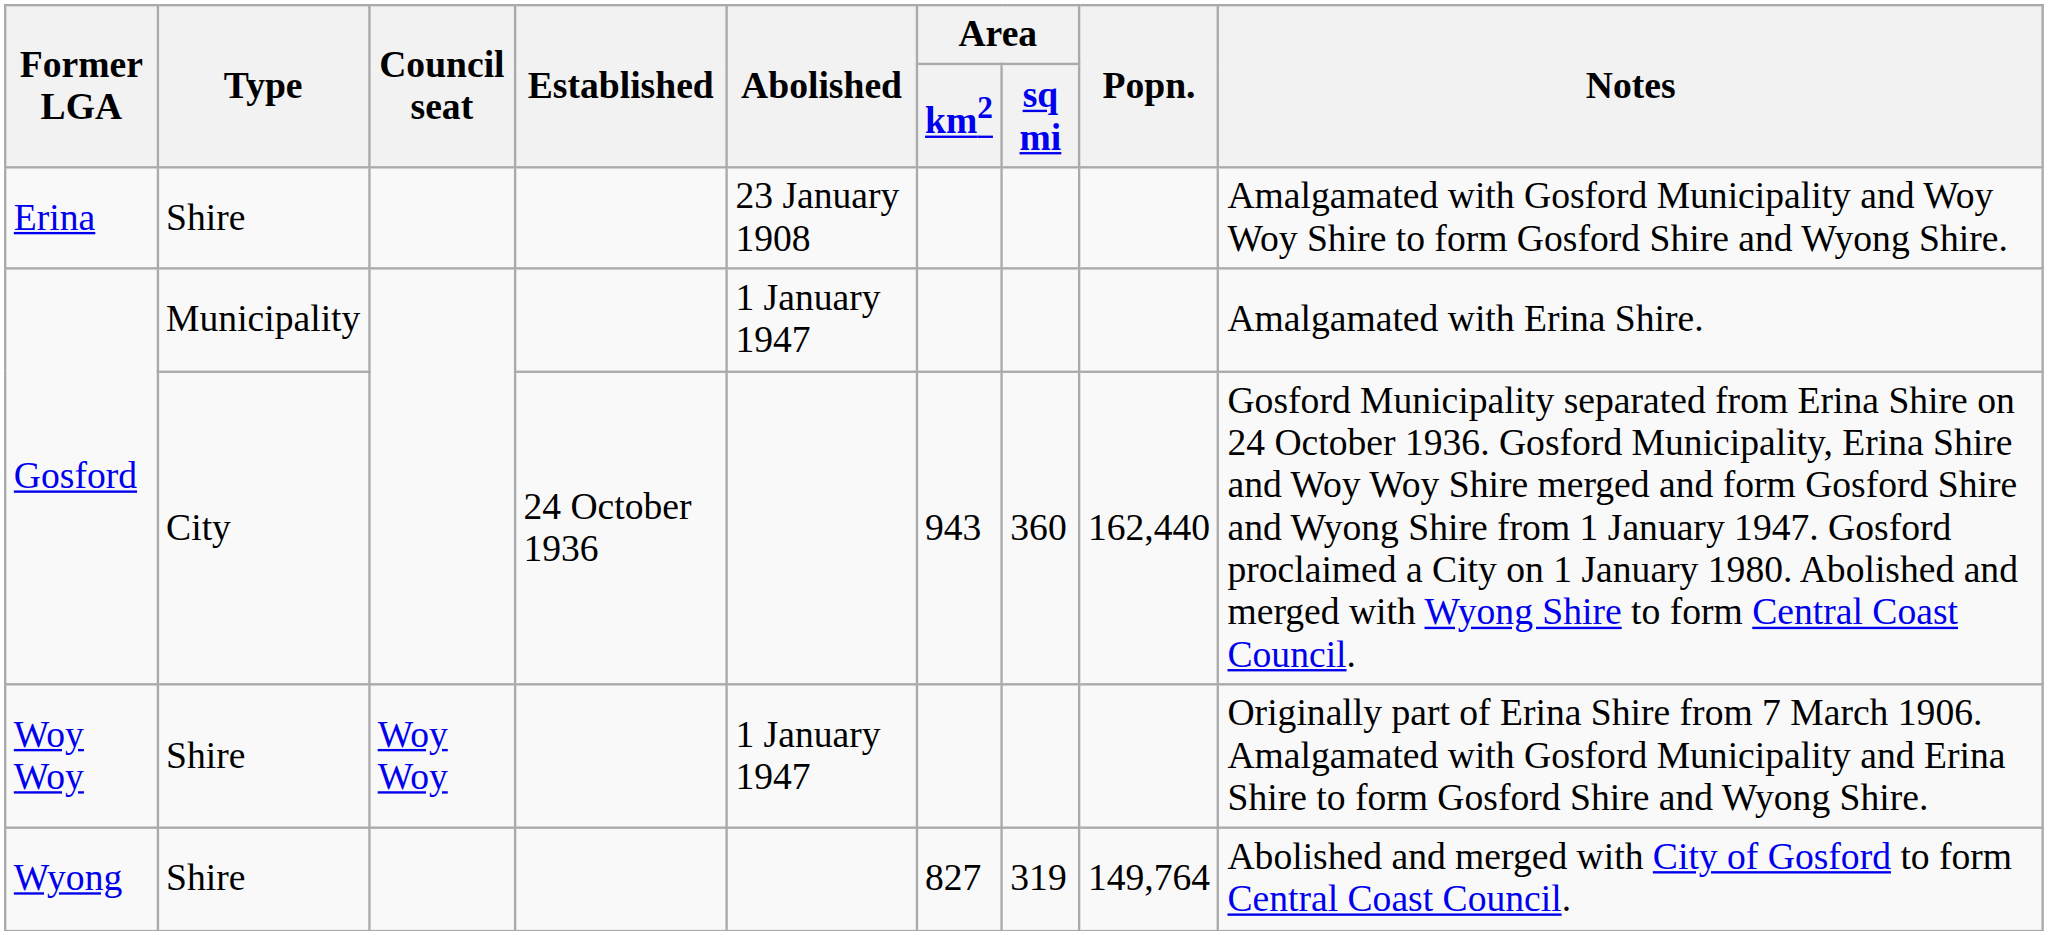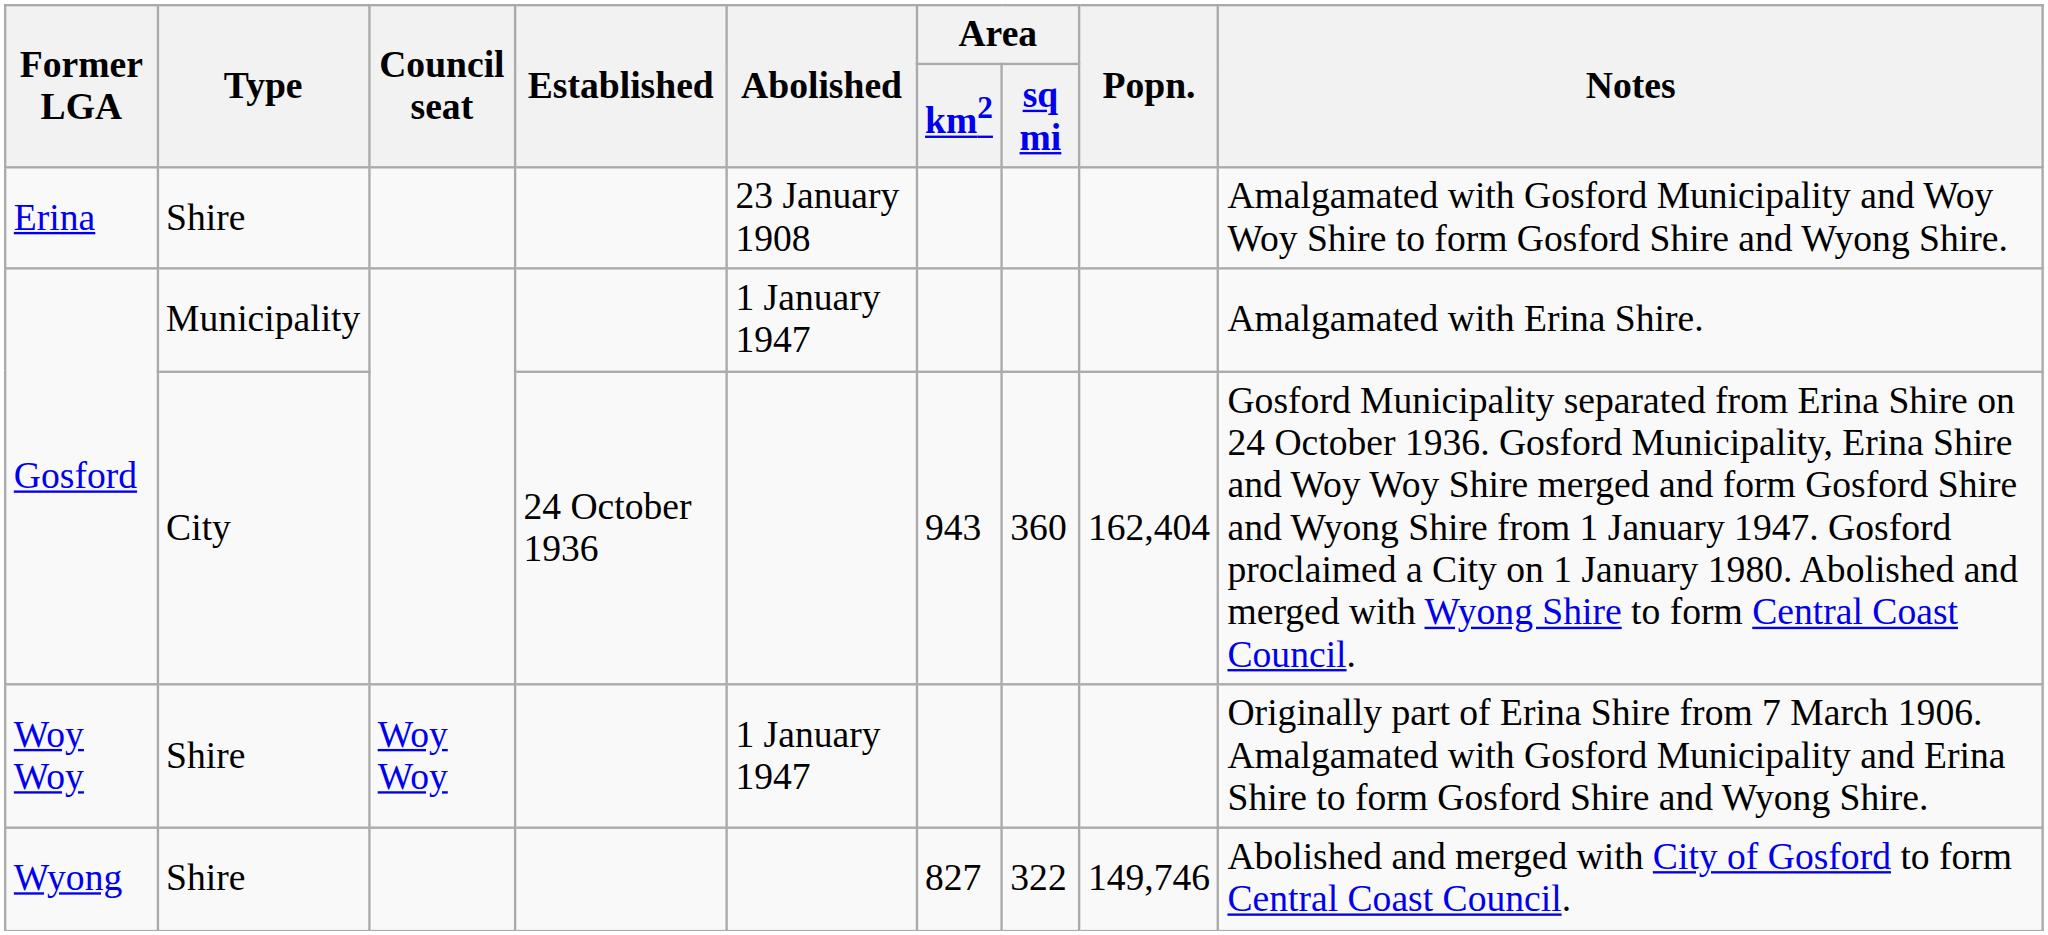(1149, 526) 162,440 -> (1149, 526) 162,404
(1038, 878) 319 -> (1038, 878) 322
(1149, 878) 149,764 -> (1149, 878) 149,746
